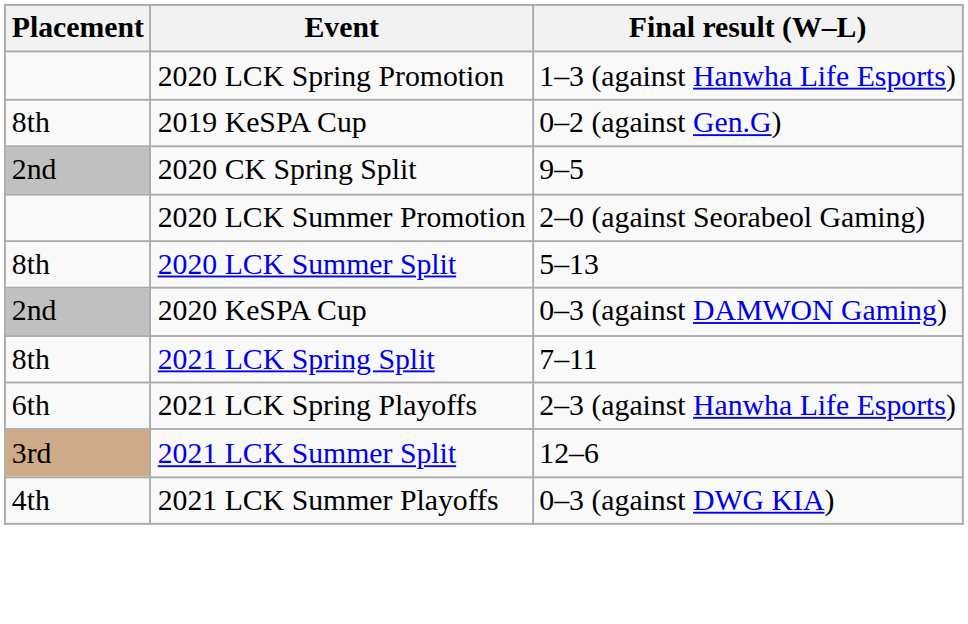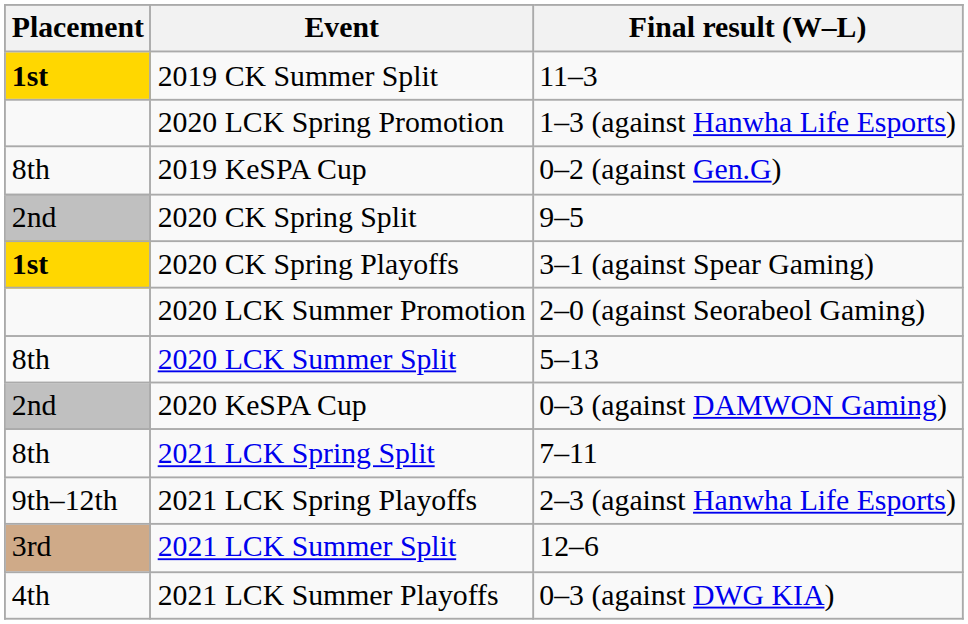+ row: (298, 75)
+ row: (308, 264)
(31, 405) 6th -> (65, 500) 9th–12th
